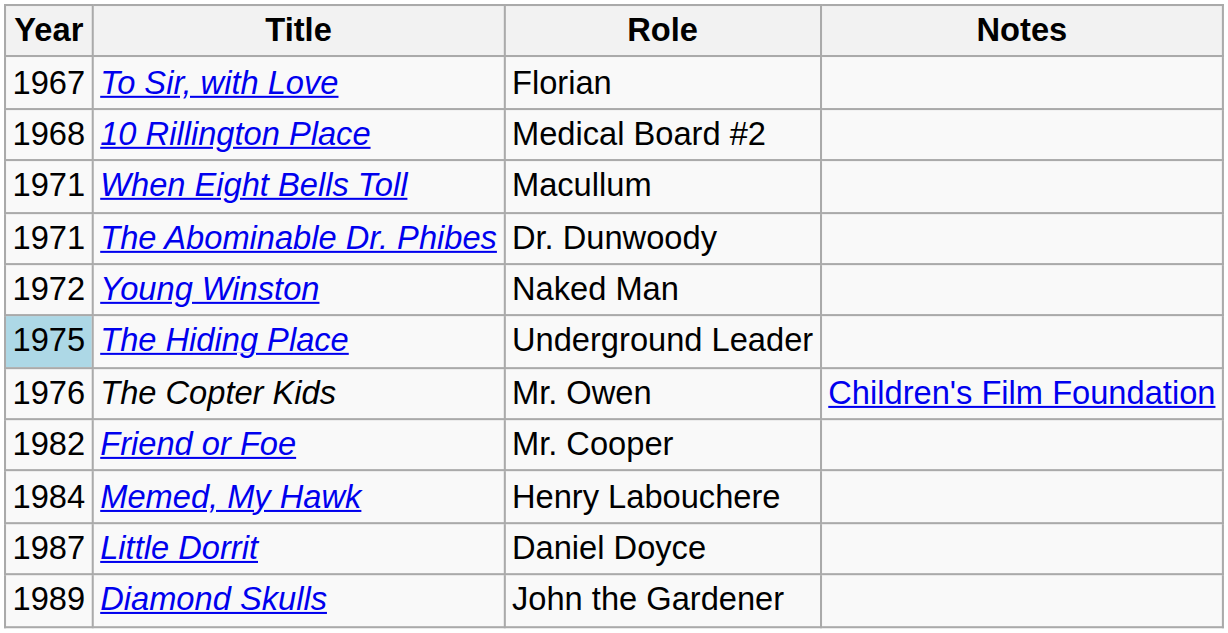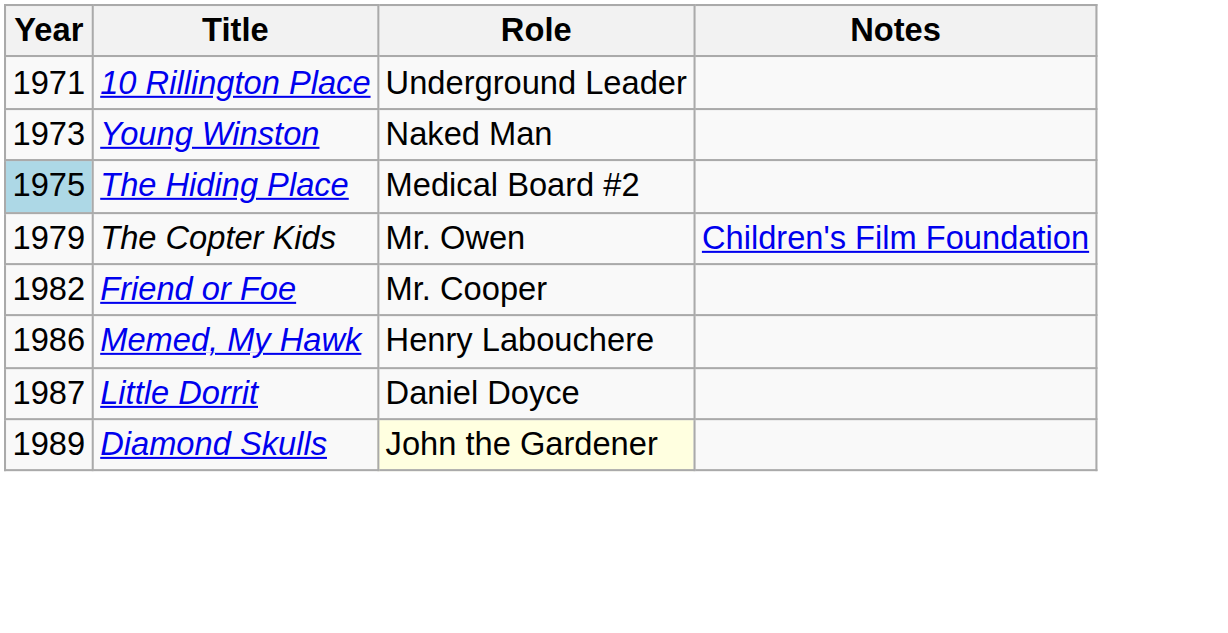- row: (219, 82)
(49, 133) 1968 -> (49, 82) 1971
(639, 133) Medical Board #2 -> (536, 82) Underground Leader
- row: (254, 185)
- row: (299, 237)
(49, 289) 1972 -> (49, 133) 1973
(663, 340) Underground Leader -> (513, 185) Medical Board #2
(49, 392) 1976 -> (49, 237) 1979
(49, 496) 1984 -> (49, 340) 1986
(648, 599) no background -> (522, 444) lightyellow background
